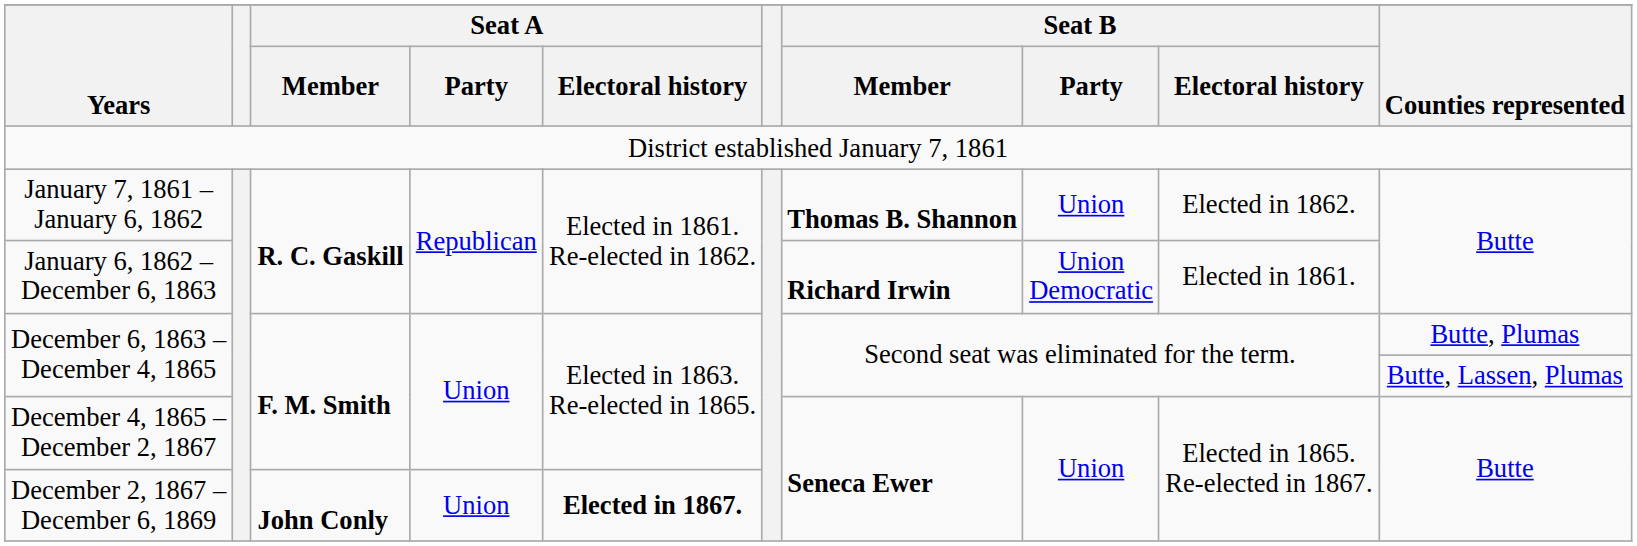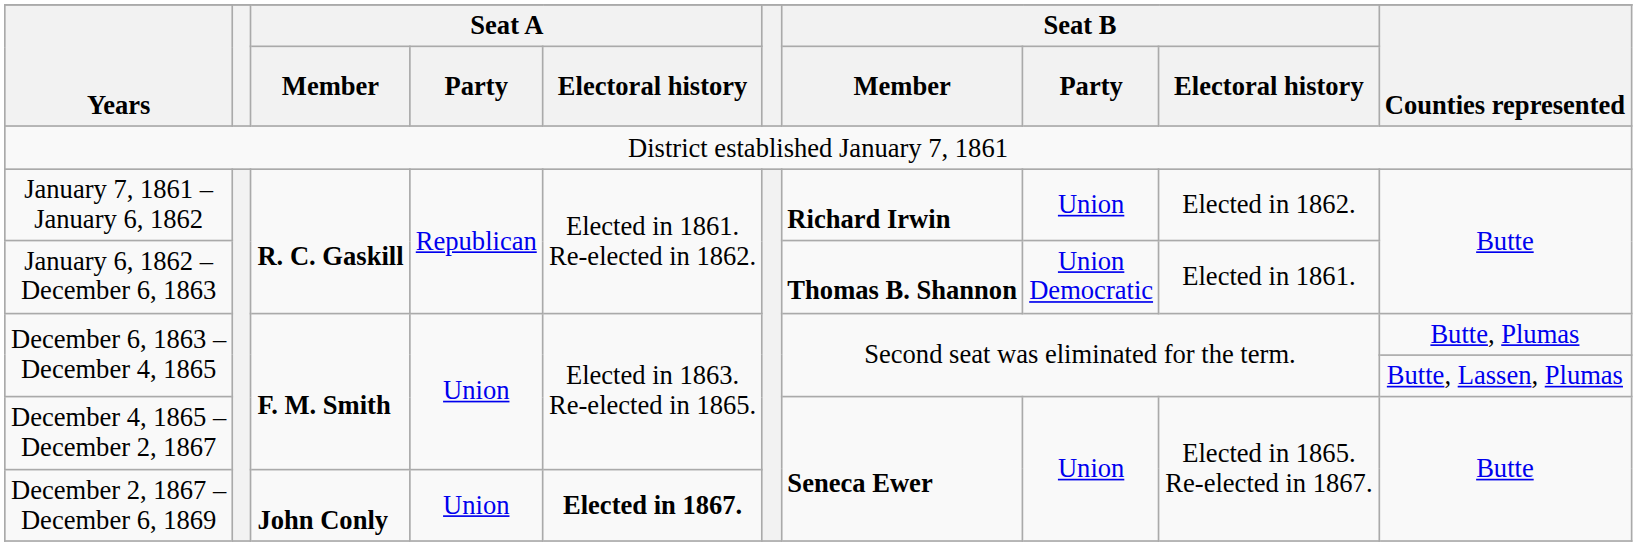(902, 219) Thomas B. Shannon -> (869, 219) Richard Irwin
(869, 291) Richard Irwin -> (902, 291) Thomas B. Shannon
